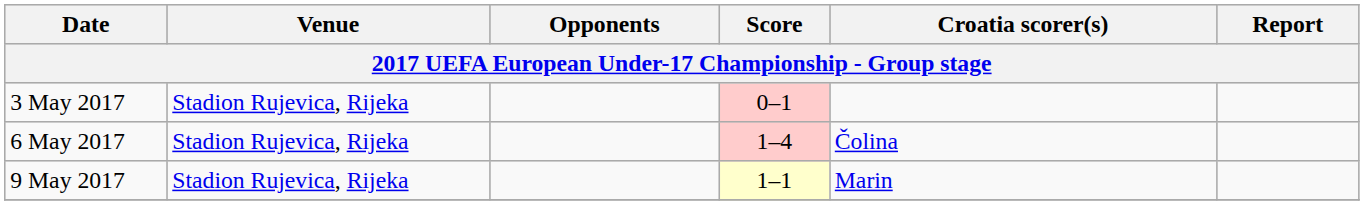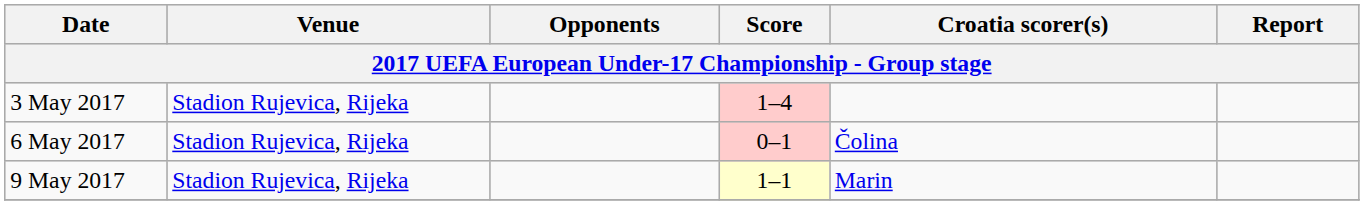(774, 102) 0–1 -> (774, 102) 1–4
(774, 141) 1–4 -> (774, 141) 0–1
